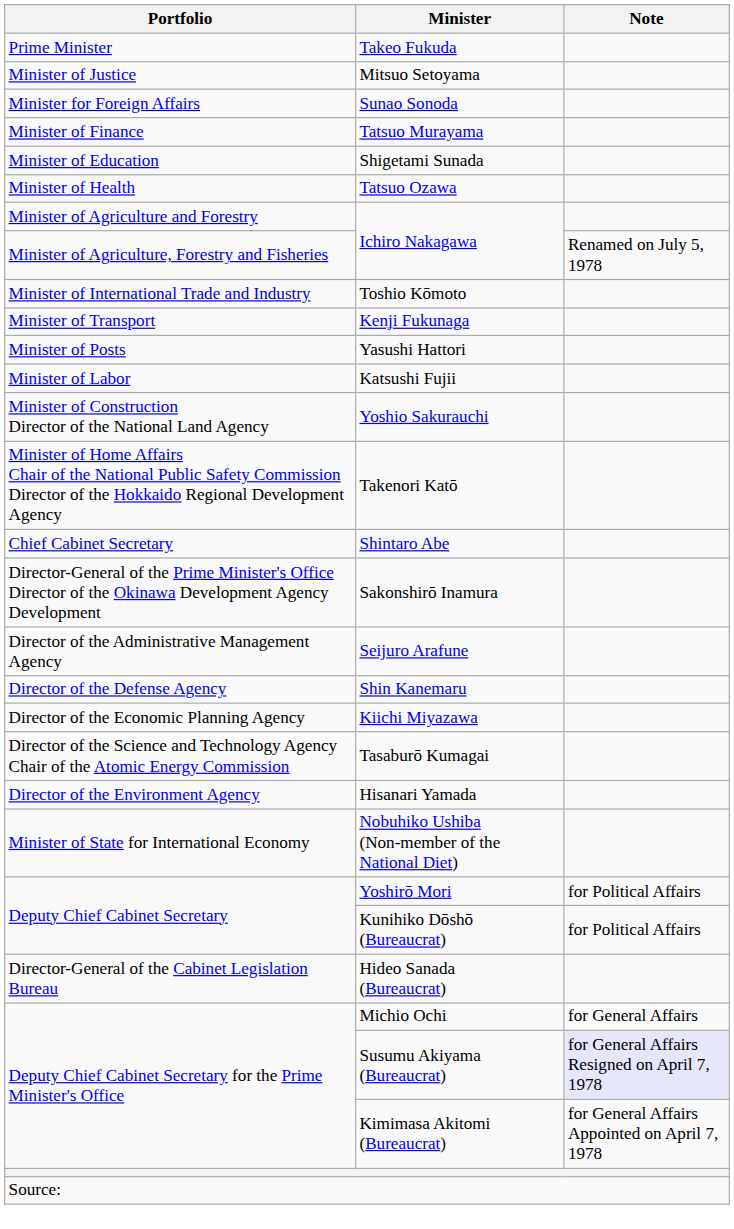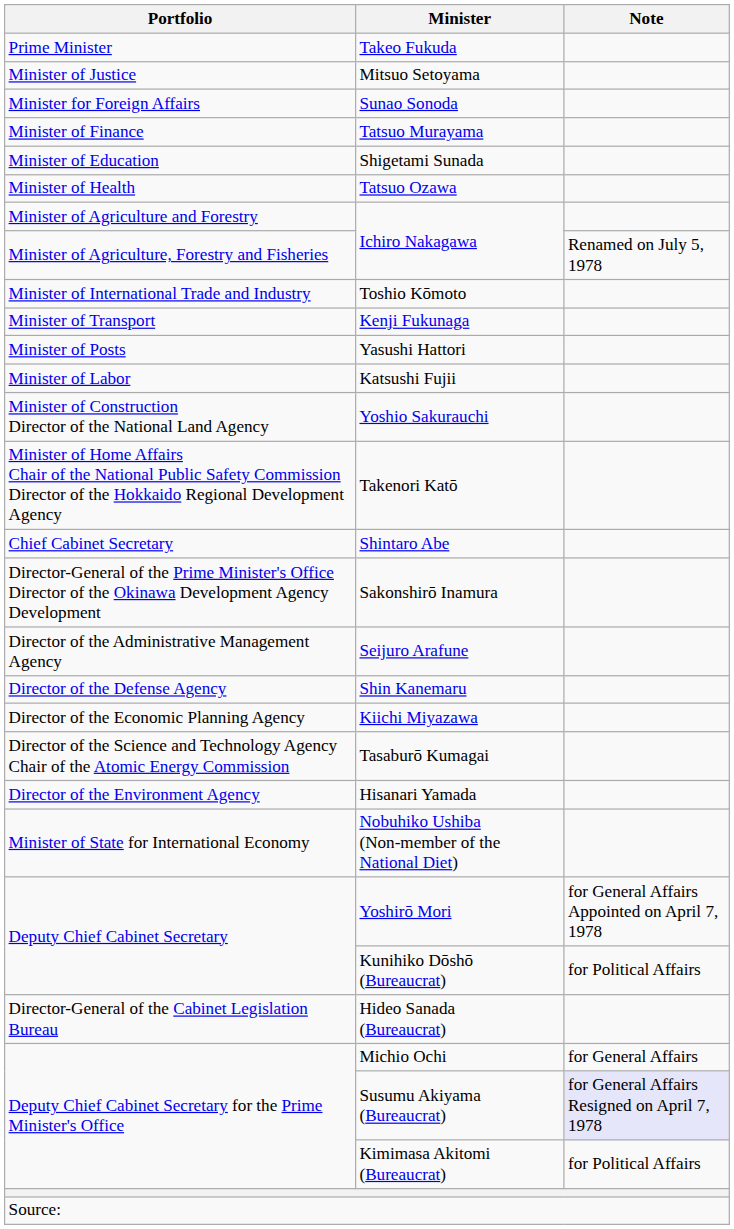(634, 891) for Political Affairs -> (643, 911) for General Affairs Appointed on April 7, 1978
(643, 1134) for General Affairs Appointed on April 7, 1978 -> (634, 1164) for Political Affairs
